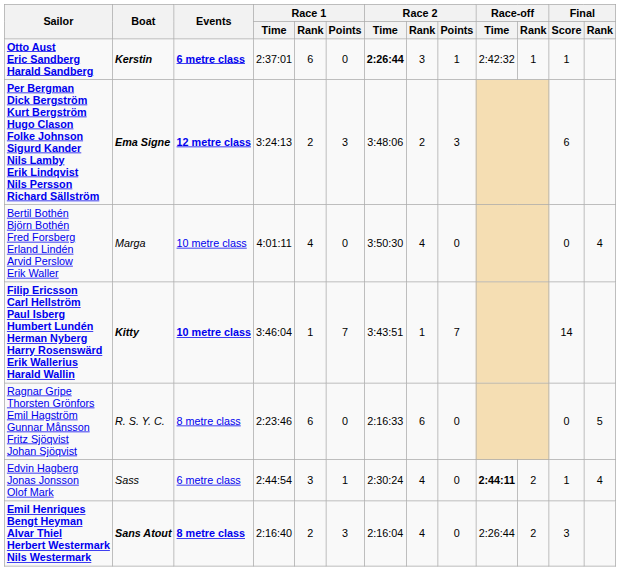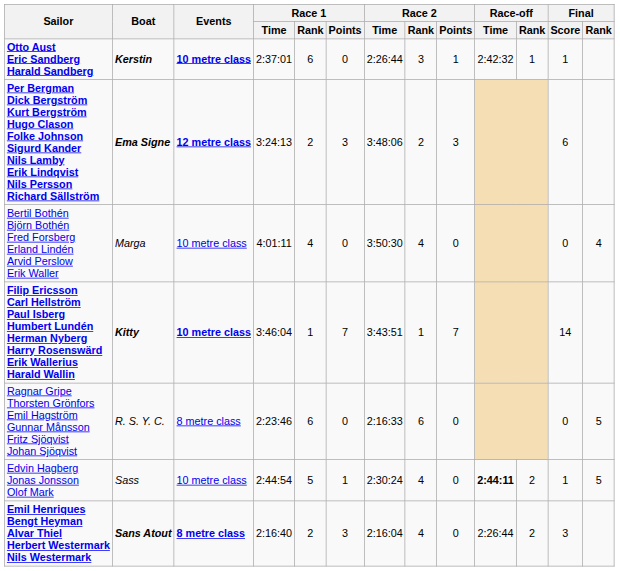(211, 59) 6 metre class -> (214, 59) 10 metre class
(385, 59) bold -> (385, 59) normal
(209, 481) 6 metre class -> (212, 481) 10 metre class
(310, 481) 3 -> (310, 481) 5
(600, 481) 4 -> (599, 481) 5
